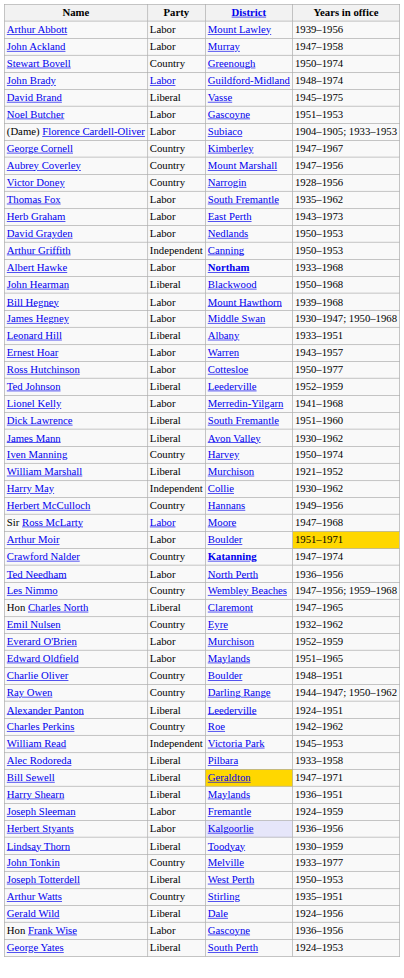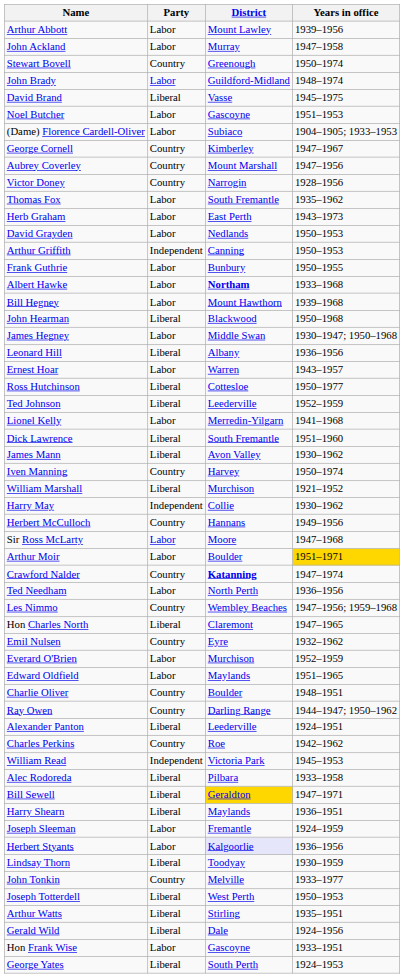+ row: (37, 268)
rows swapped: (38, 285) <-> (33, 302)
(319, 336) 1933–1951 -> (319, 353) 1936–1956
(163, 370) Labor -> (165, 387) Liberal
(167, 897) Country -> (165, 914) Liberal
(319, 931) 1936–1956 -> (319, 948) 1933–1951
